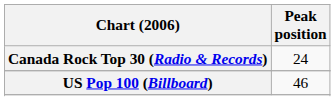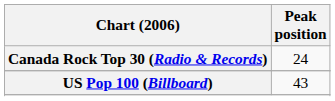(301, 82) 46 -> (301, 82) 43
